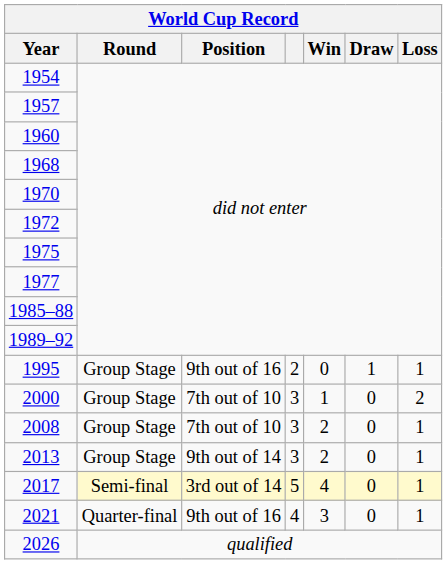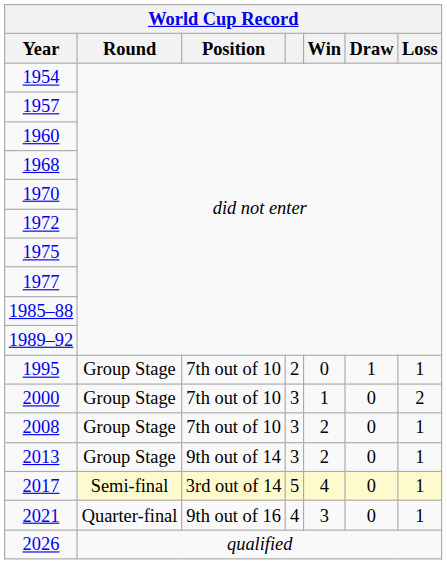(234, 369) 9th out of 16 -> (234, 369) 7th out of 10
